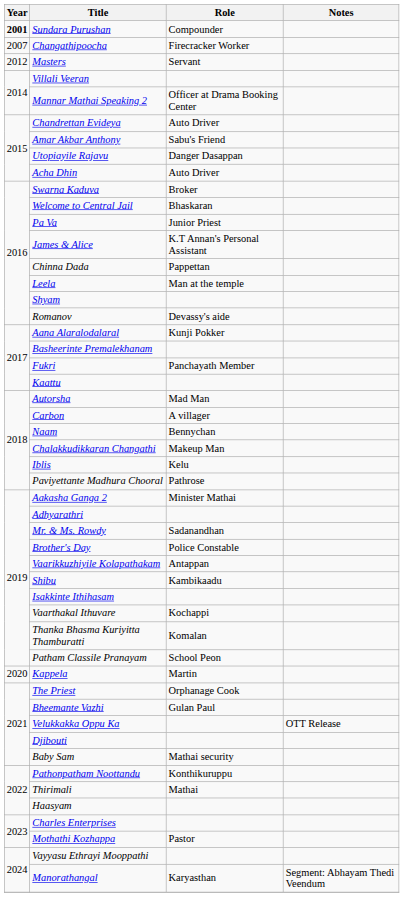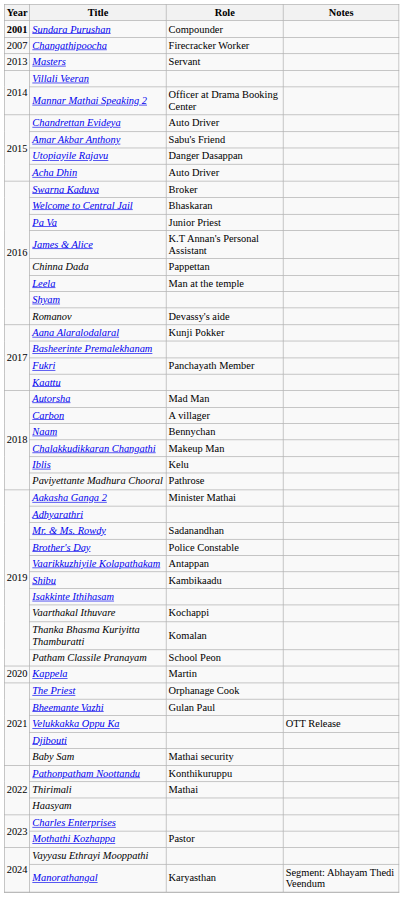(17, 62) 2012 -> (17, 62) 2013
